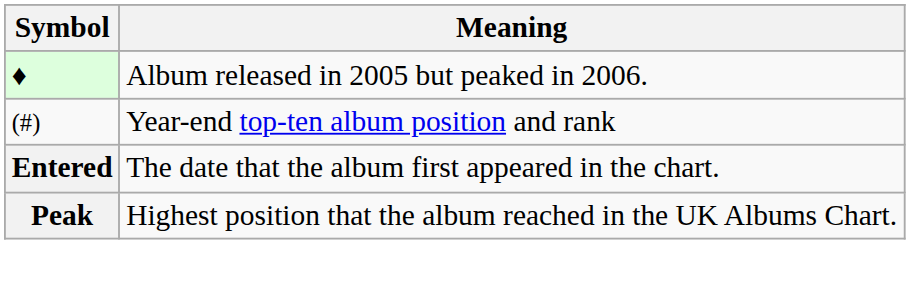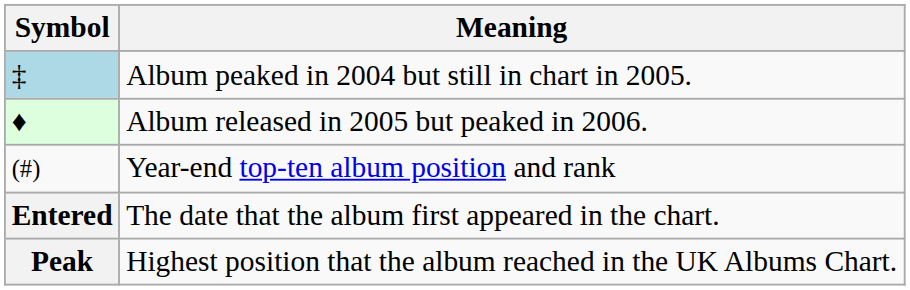+ row: (409, 74)
